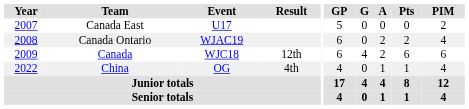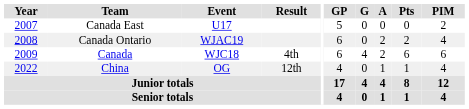(291, 54) 12th -> (291, 54) 4th
(291, 68) 4th -> (291, 68) 12th
